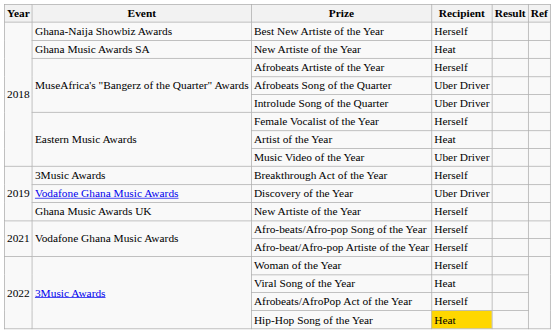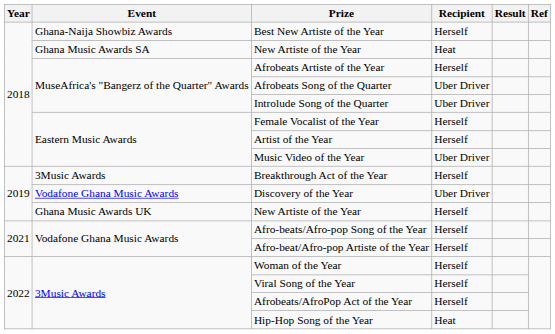(445, 139) Heat -> (451, 139) Herself
(445, 283) Heat -> (451, 283) Herself
(445, 319) gold background -> (445, 319) no background
